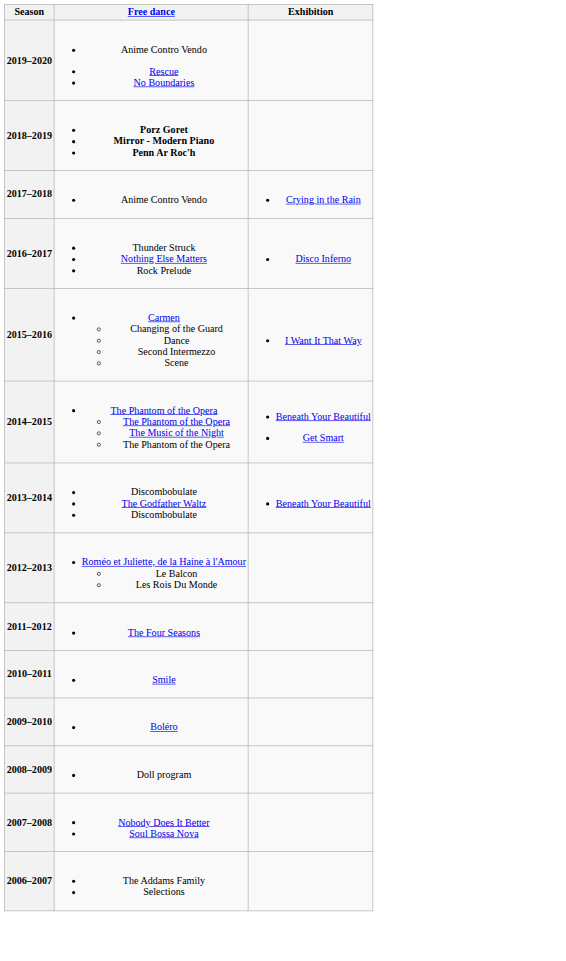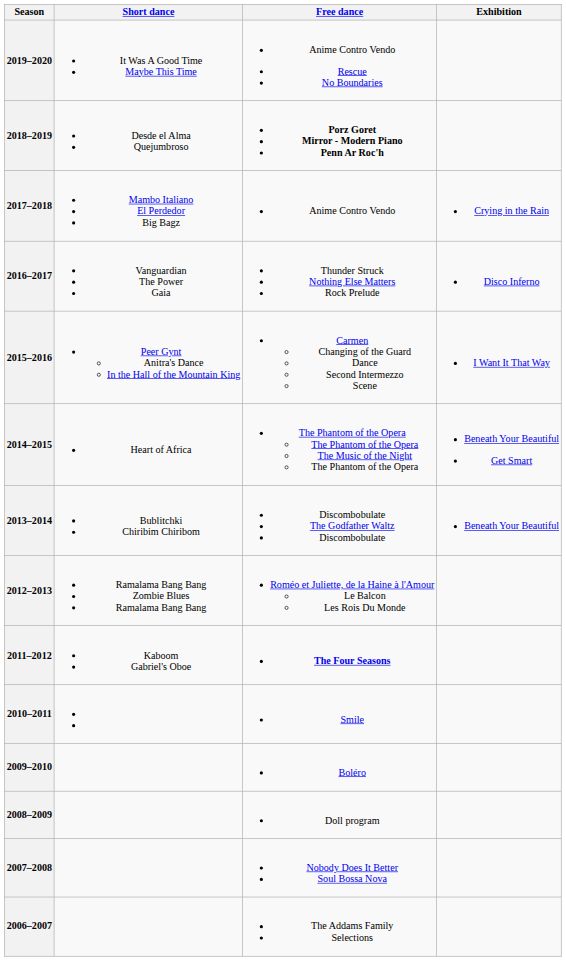+ column: (148, 12)
(151, 632) normal -> (340, 661) bold
